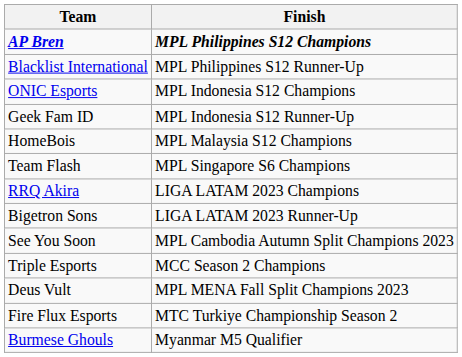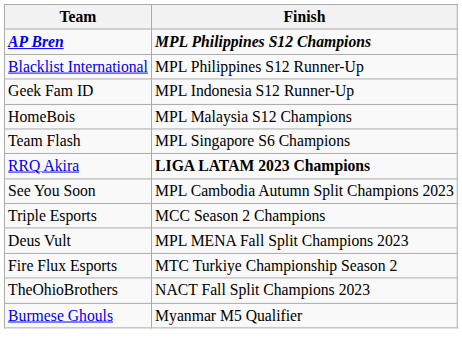- row: (53, 91)
(257, 191) normal -> (263, 166) bold
- row: (53, 215)
+ row: (63, 290)
